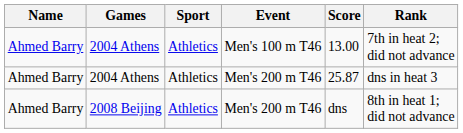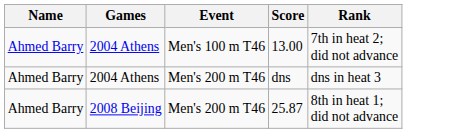- column: (193, 16)
(343, 78) 25.87 -> (281, 78) dns
(338, 109) dns -> (287, 109) 25.87
